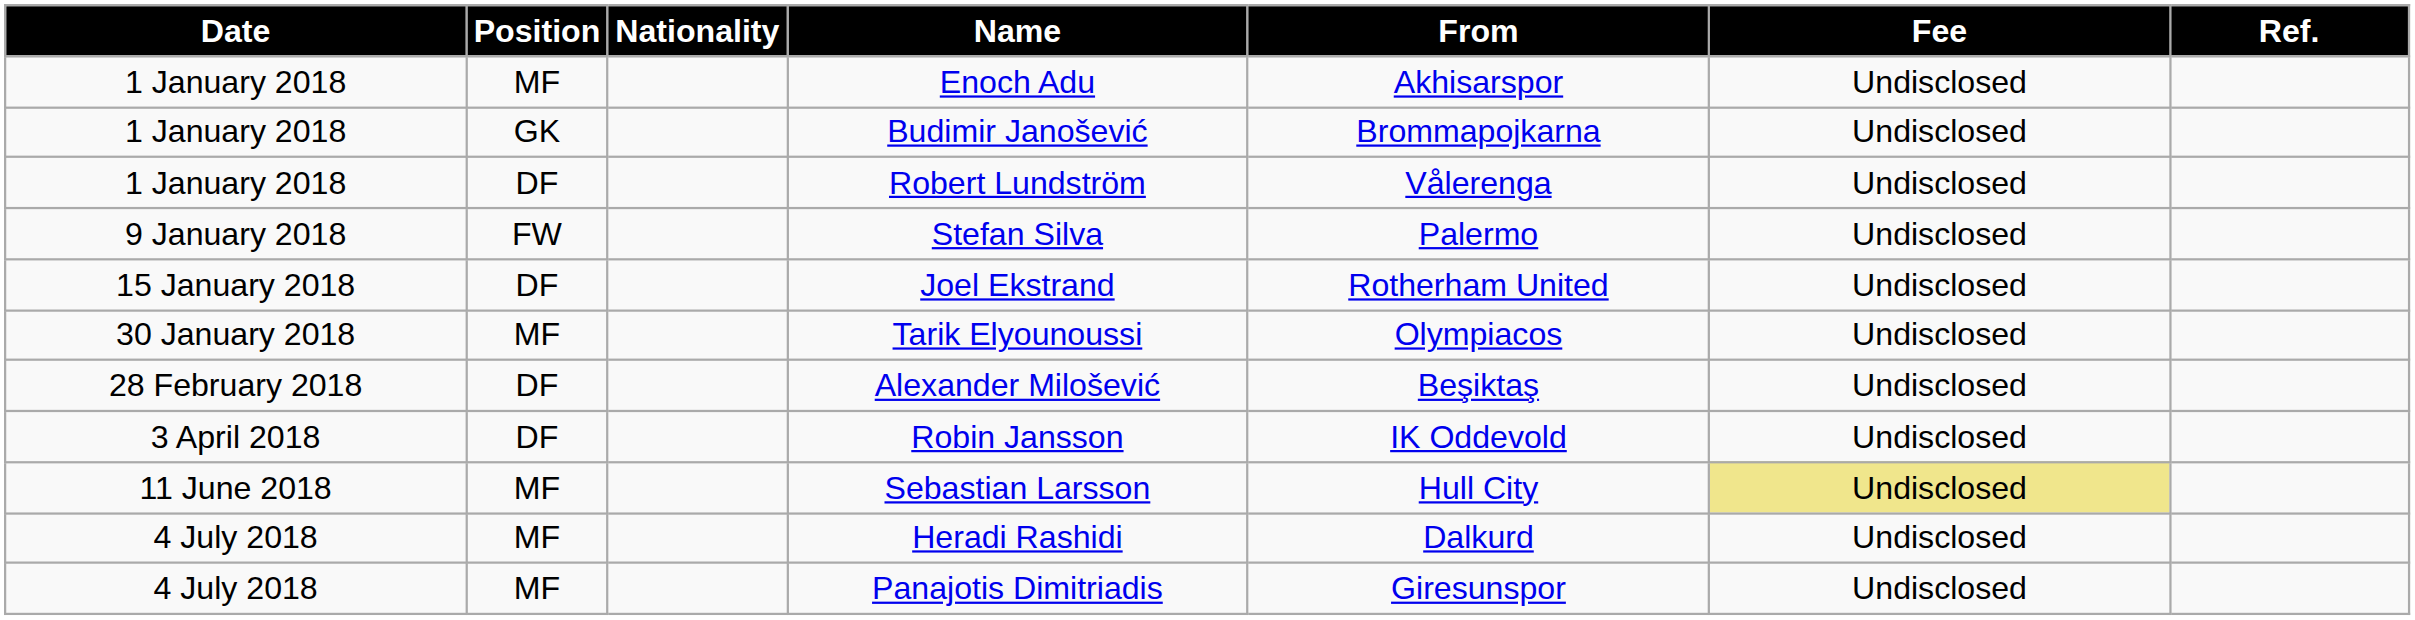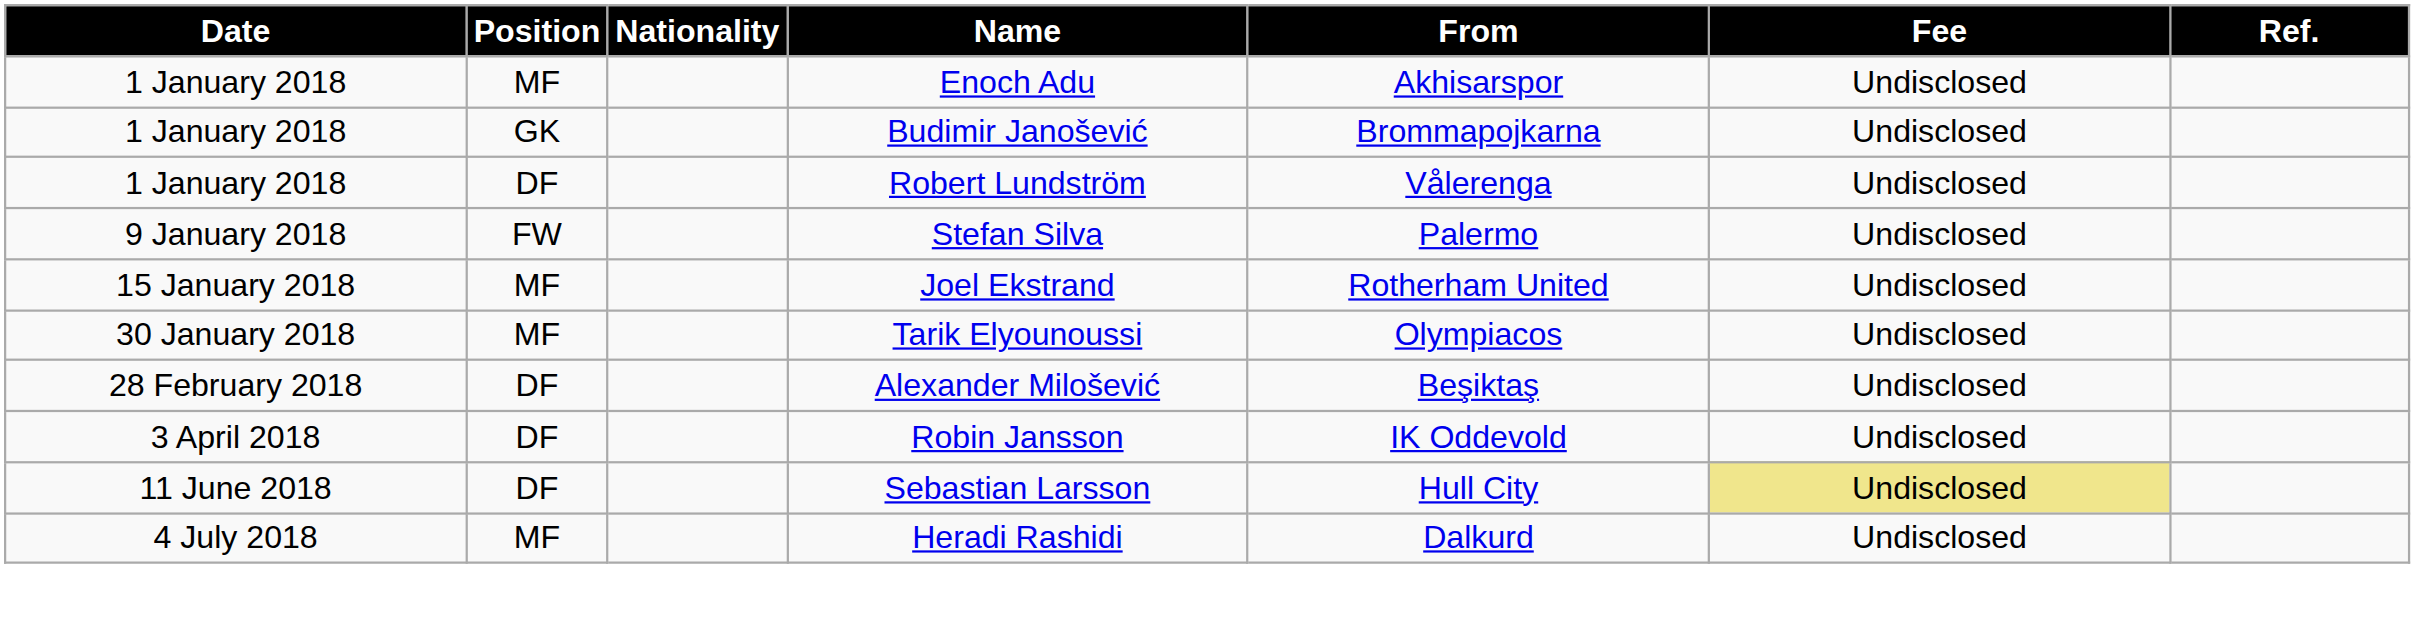(537, 285) DF -> (537, 285) MF
(537, 487) MF -> (537, 487) DF
- row: (1017, 589)
